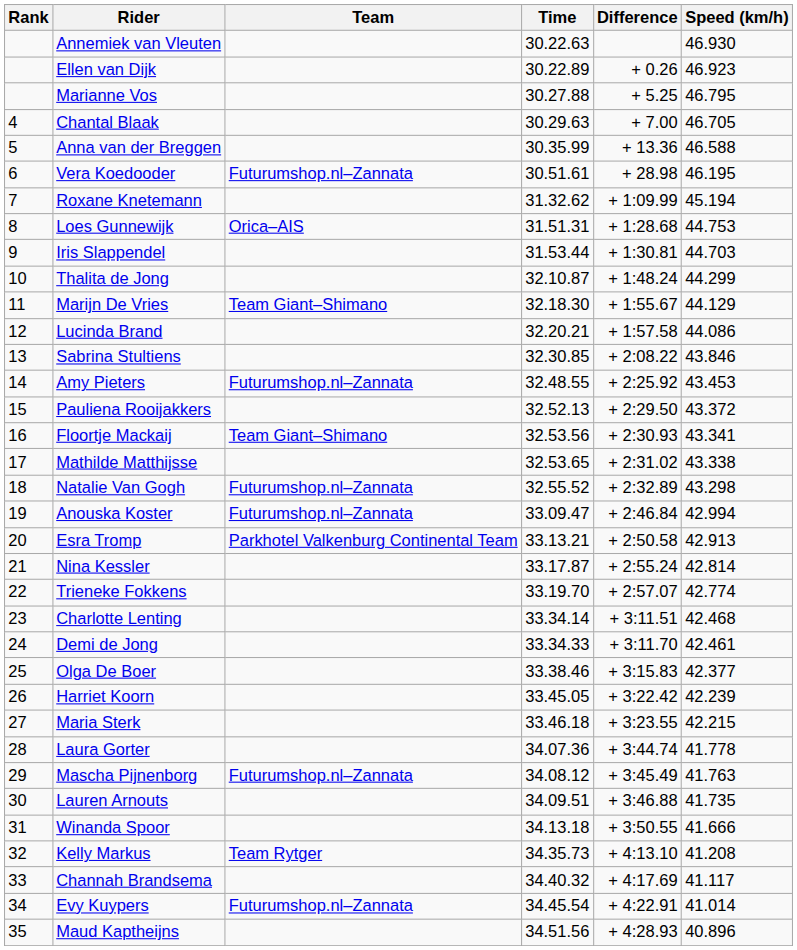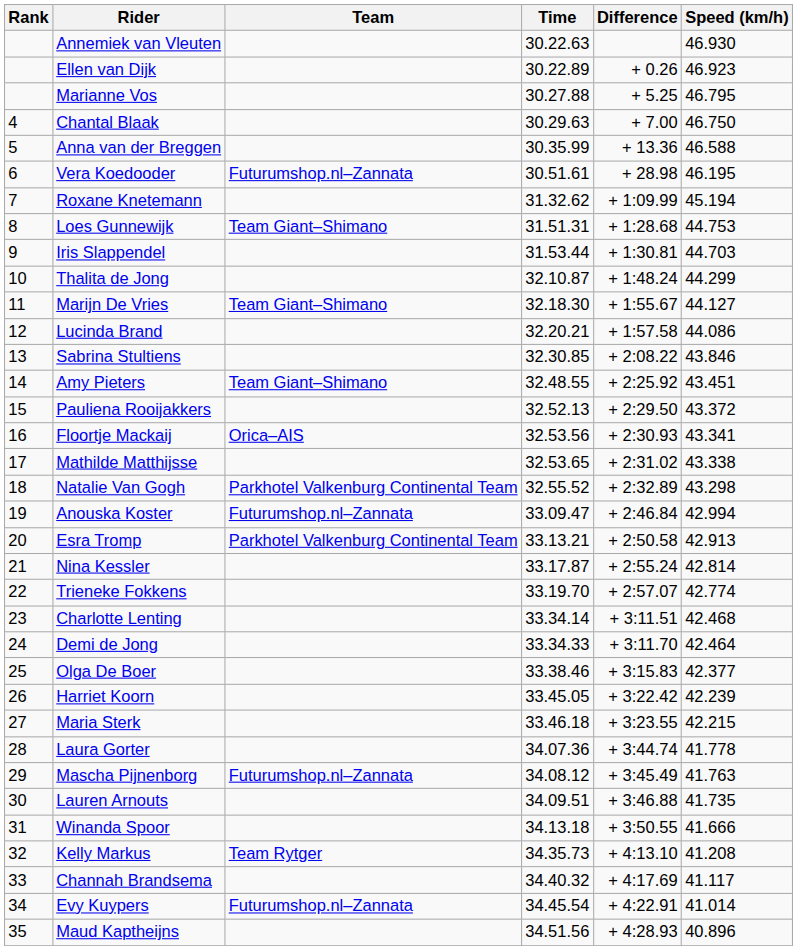(710, 122) 46.705 -> (710, 122) 46.750
(266, 226) Orica–AIS -> (308, 226) Team Giant–Shimano
(710, 305) 44.129 -> (710, 305) 44.127
(321, 383) Futurumshop.nl–Zannata -> (308, 383) Team Giant–Shimano
(710, 383) 43.453 -> (710, 383) 43.451
(308, 435) Team Giant–Shimano -> (266, 435) Orica–AIS
(321, 488) Futurumshop.nl–Zannata -> (373, 488) Parkhotel Valkenburg Continental Team
(710, 644) 42.461 -> (710, 644) 42.464
